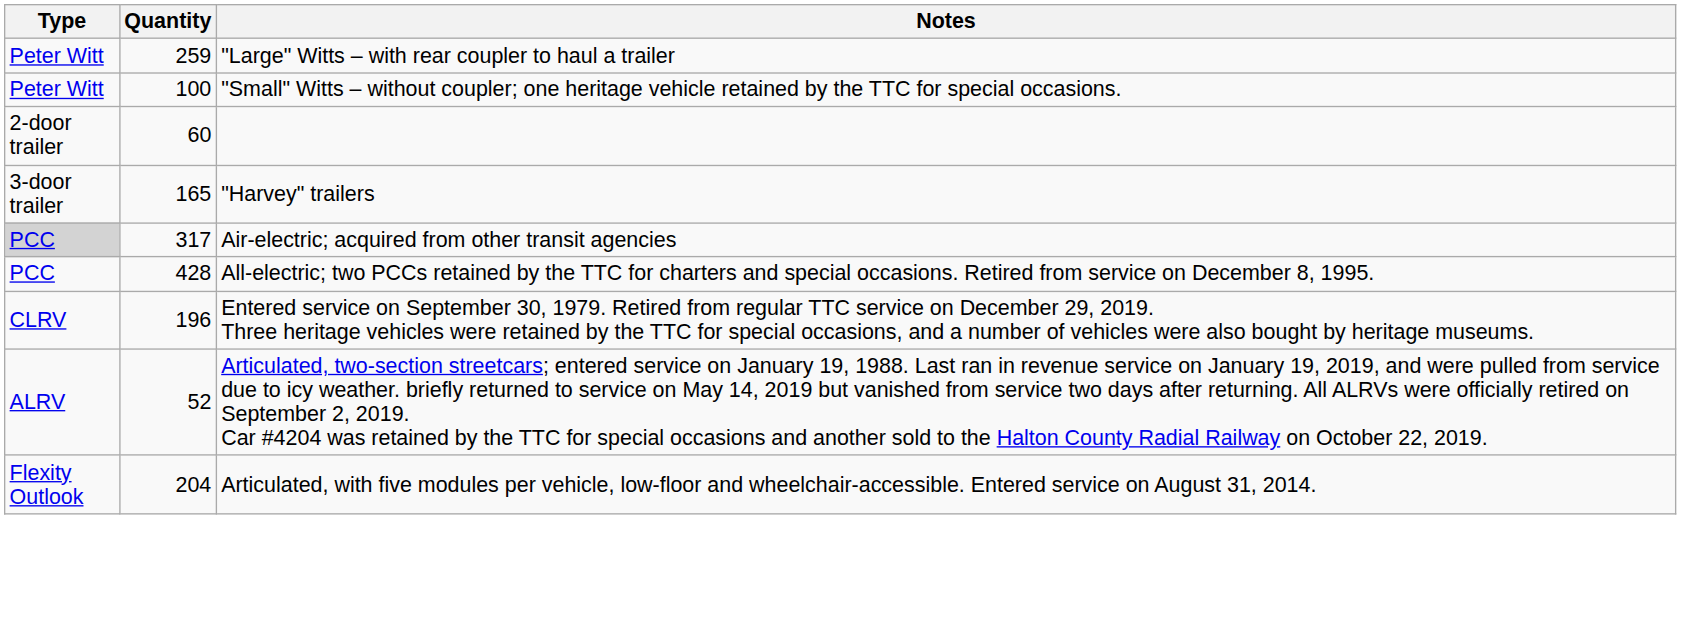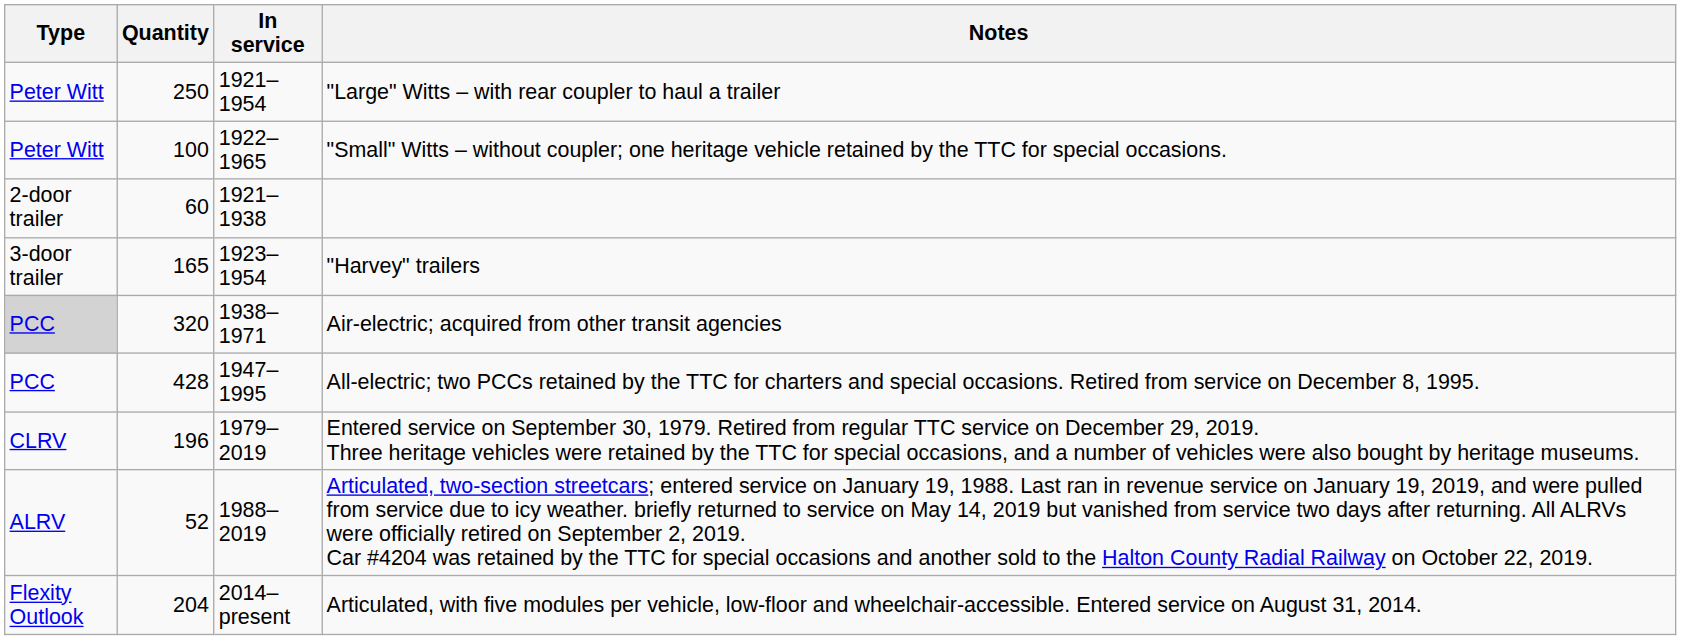+ column: (268, 33)
(193, 55) 259 -> (191, 91) 250
(193, 239) 317 -> (191, 324) 320
